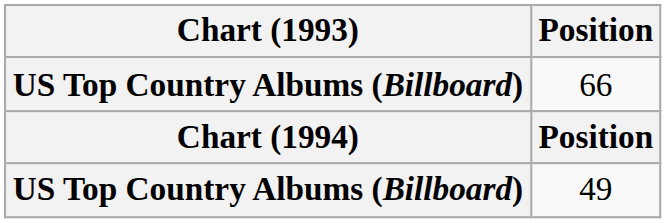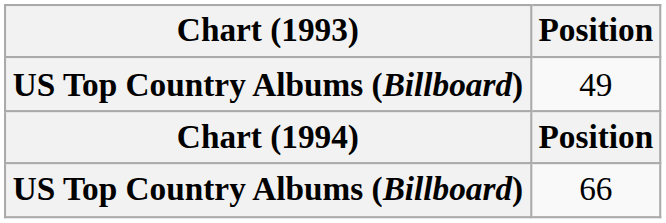rows swapped: (596, 83) <-> (596, 189)
